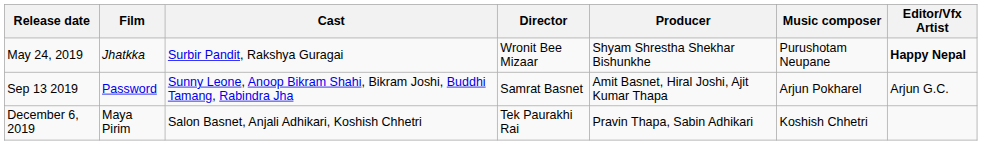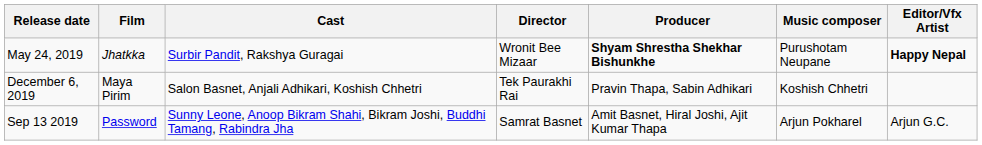(664, 55) normal -> (667, 55) bold
rows swapped: (43, 89) <-> (43, 122)
